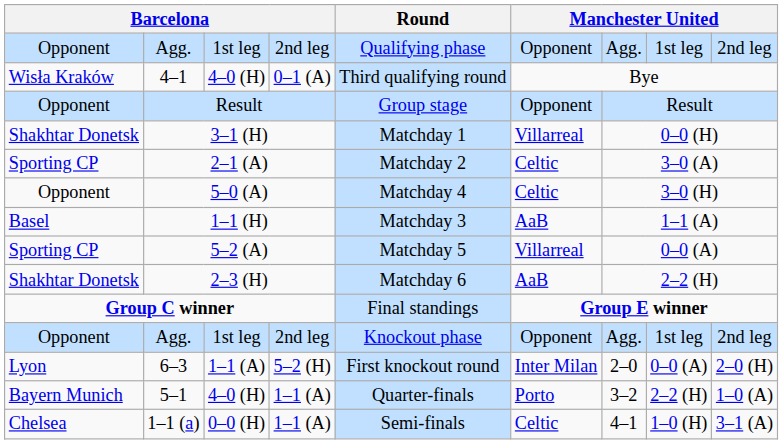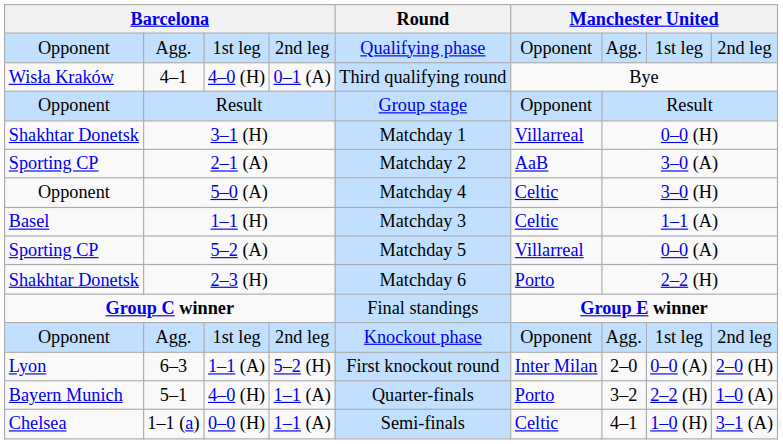(537, 163) Celtic -> (532, 163) AaB
(532, 221) AaB -> (537, 221) Celtic
(532, 279) AaB -> (535, 279) Porto
